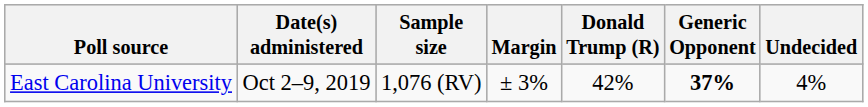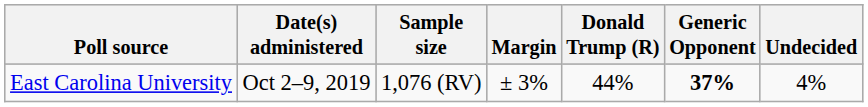(613, 82) 42% -> (613, 82) 44%
